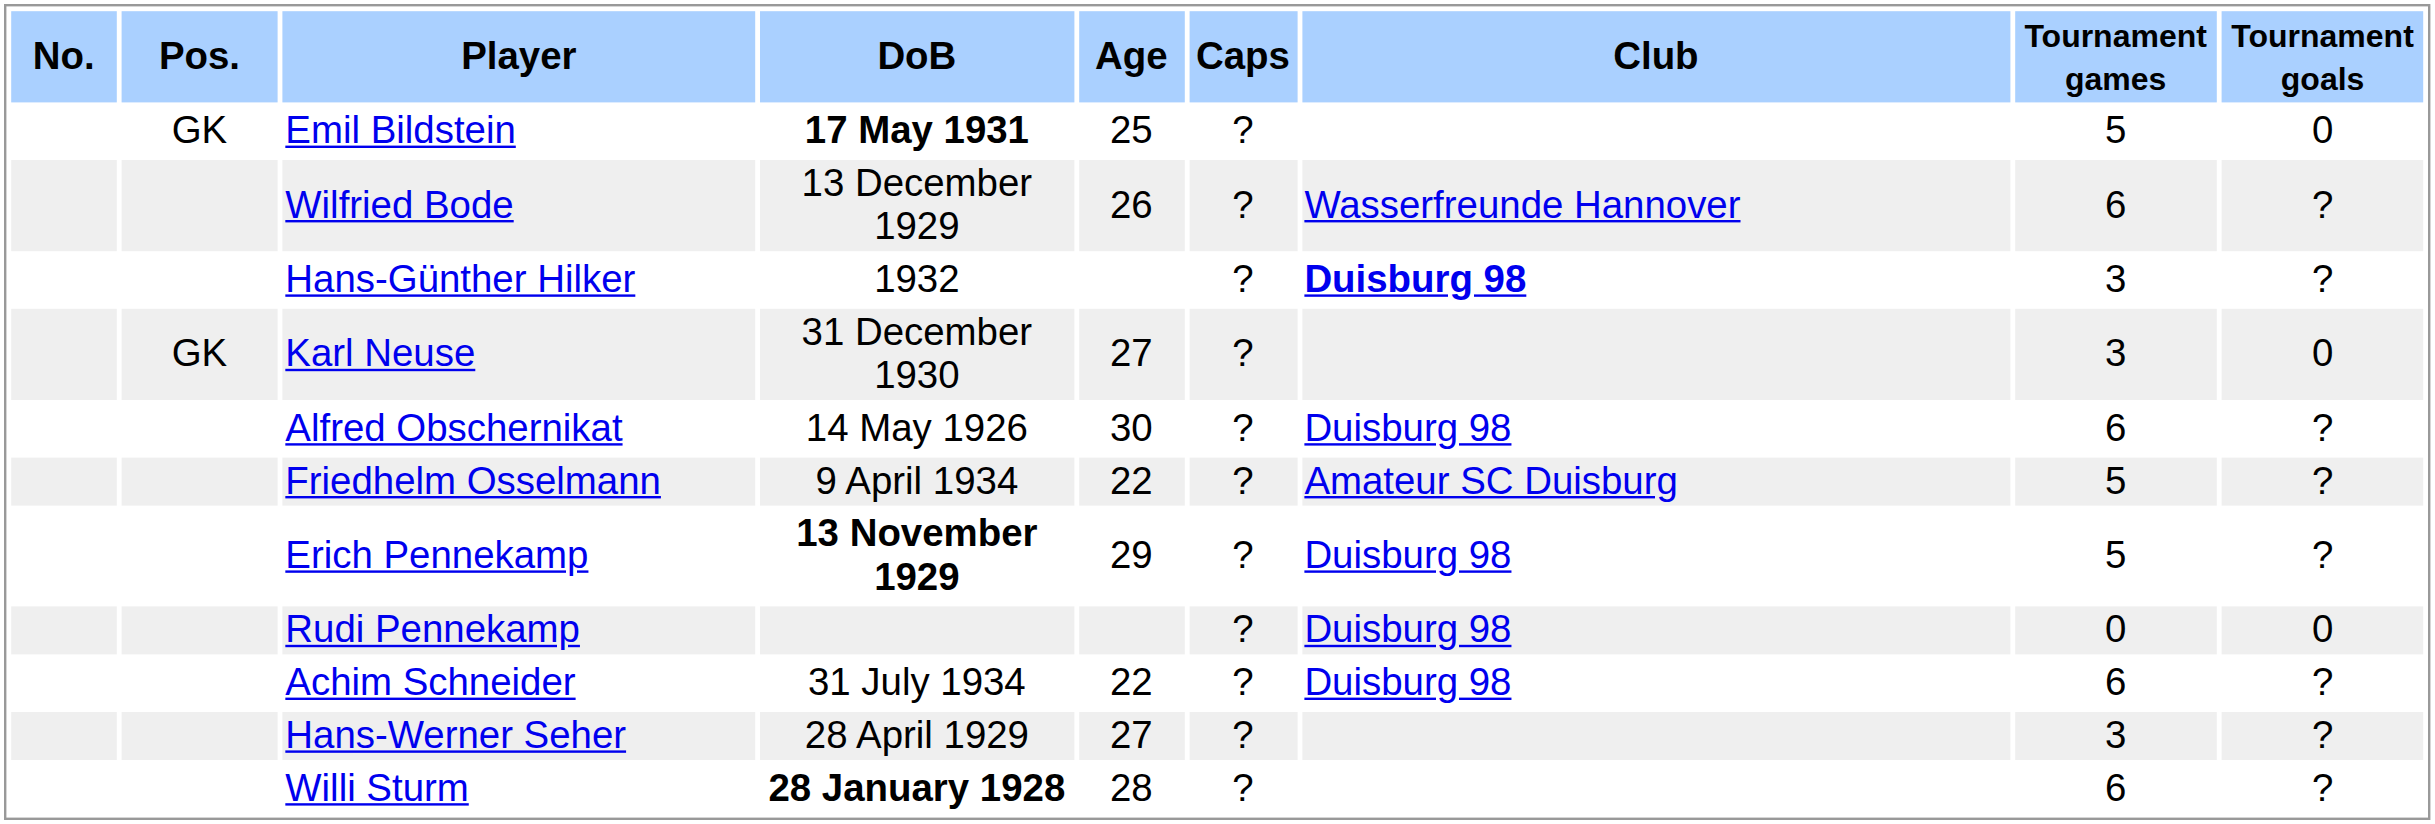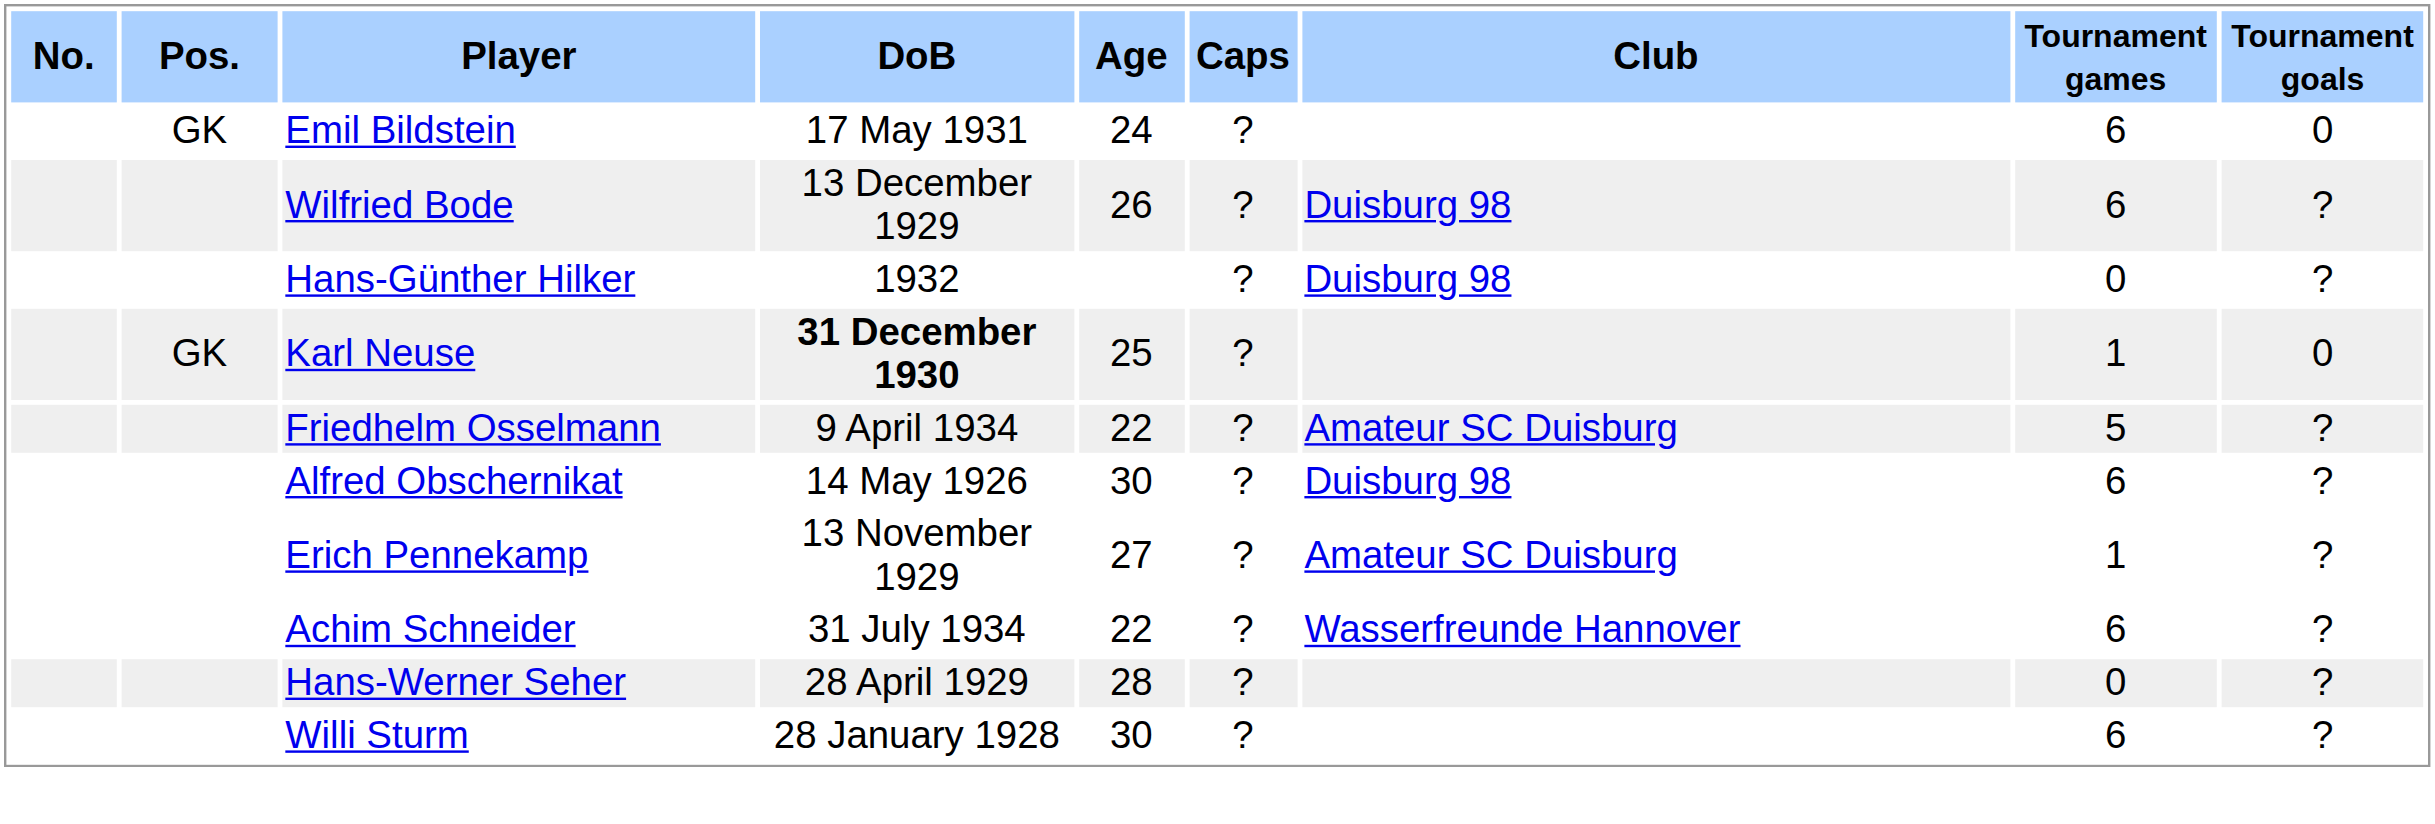(917, 130) bold -> (917, 130) normal
(1131, 130) 25 -> (1131, 130) 24
(2116, 130) 5 -> (2116, 130) 6
(1522, 204) Wasserfreunde Hannover -> (1408, 204) Duisburg 98
(1415, 279) bold -> (1408, 279) normal
(2116, 279) 3 -> (2116, 279) 0
(917, 353) normal -> (917, 353) bold
(1131, 353) 27 -> (1131, 353) 25
(2116, 353) 3 -> (2116, 353) 1
rows swapped: (454, 428) <-> (473, 480)
(917, 555) bold -> (917, 555) normal
(1131, 555) 29 -> (1131, 555) 27
(1408, 555) Duisburg 98 -> (1491, 555) Amateur SC Duisburg
(2116, 555) 5 -> (2116, 555) 1
- row: (433, 629)
(1408, 682) Duisburg 98 -> (1522, 629) Wasserfreunde Hannover
(1131, 735) 27 -> (1131, 682) 28
(2116, 735) 3 -> (2116, 682) 0
(917, 788) bold -> (917, 735) normal
(1131, 788) 28 -> (1131, 735) 30
